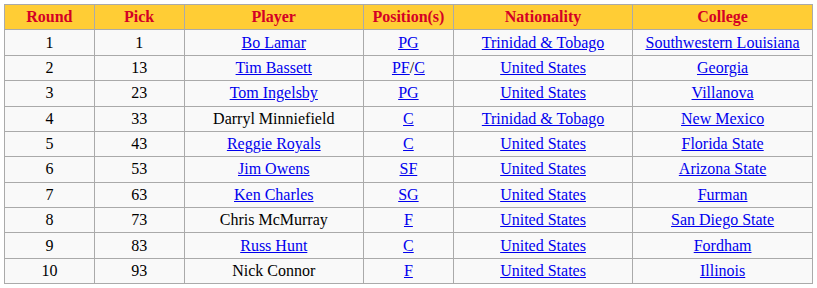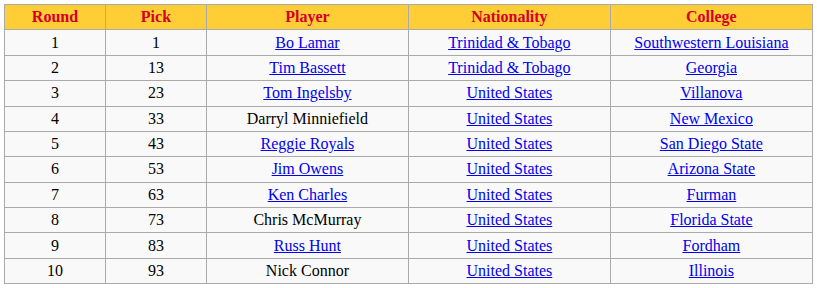- column: (408, 17)
(543, 67) United States -> (509, 67) Trinidad & Tobago
(543, 118) Trinidad & Tobago -> (509, 118) United States
(723, 144) Florida State -> (711, 144) San Diego State
(723, 220) San Diego State -> (711, 220) Florida State
